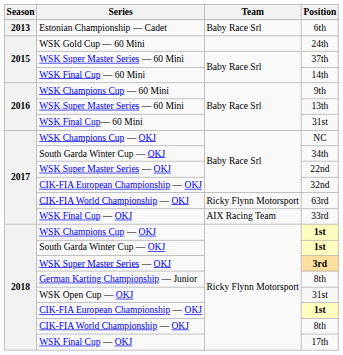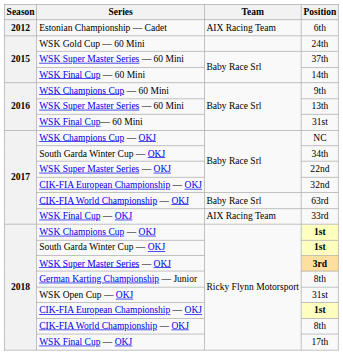(21, 27) 2013 -> (21, 27) 2012
(234, 27) Baby Race Srl -> (241, 27) AIX Racing Team
(253, 200) Ricky Flynn Motorsport -> (234, 200) Baby Race Srl
